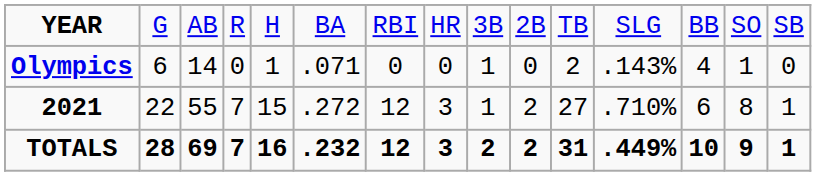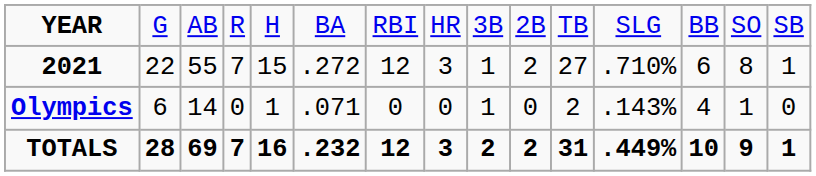rows swapped: (72, 108) <-> (72, 67)
